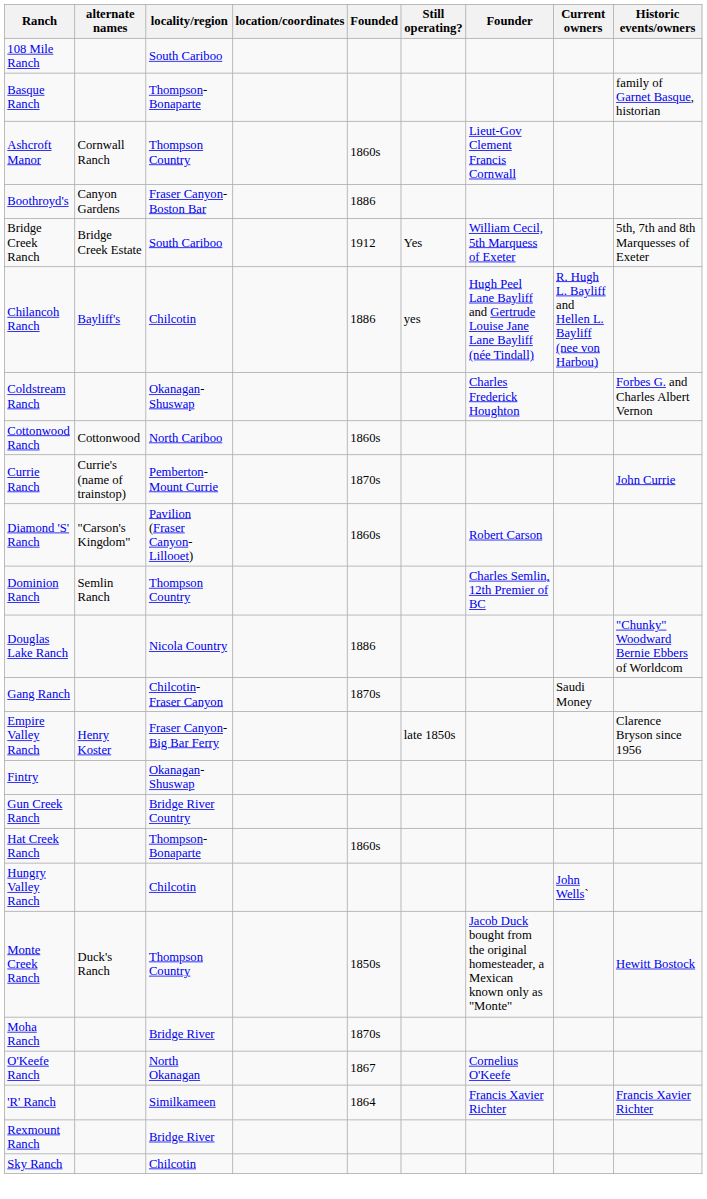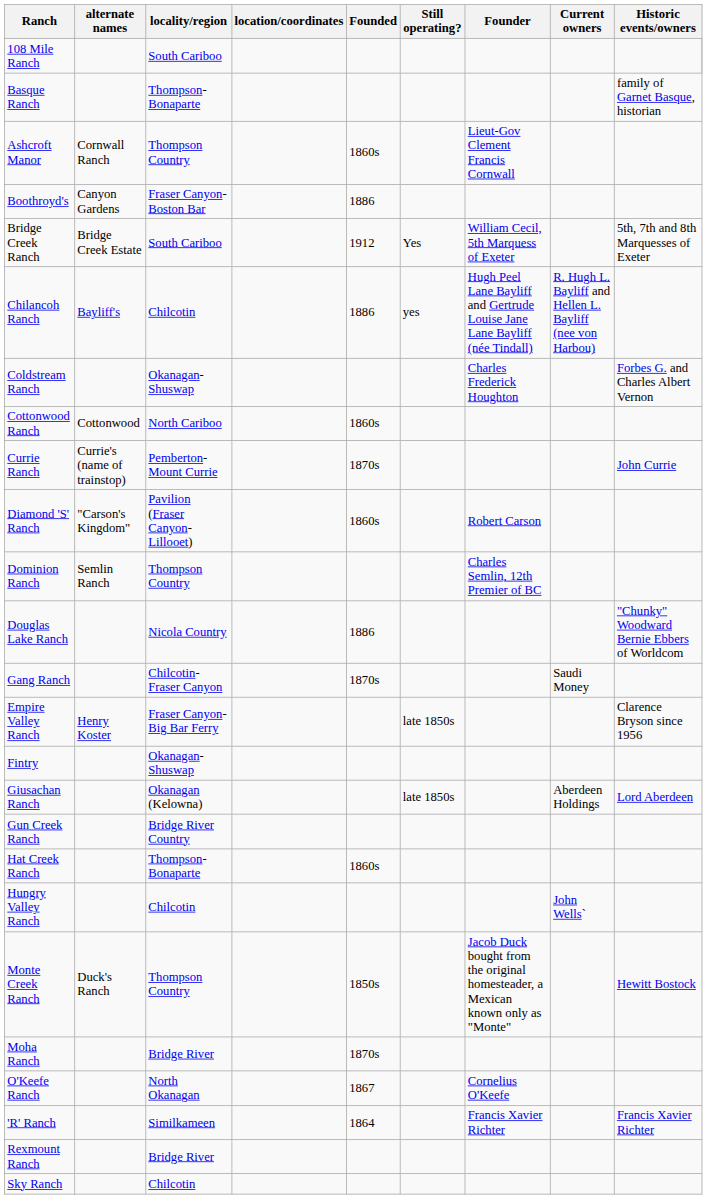+ row: (34, 797)
